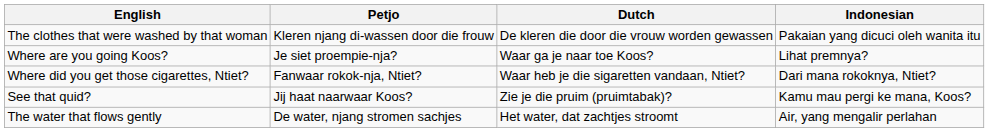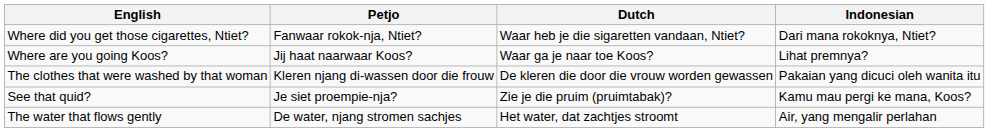rows swapped: (128, 76) <-> (137, 35)
(335, 55) Je siet proempie-nja? -> (343, 55) Jij haat naarwaar Koos?
(343, 96) Jij haat naarwaar Koos? -> (335, 96) Je siet proempie-nja?
